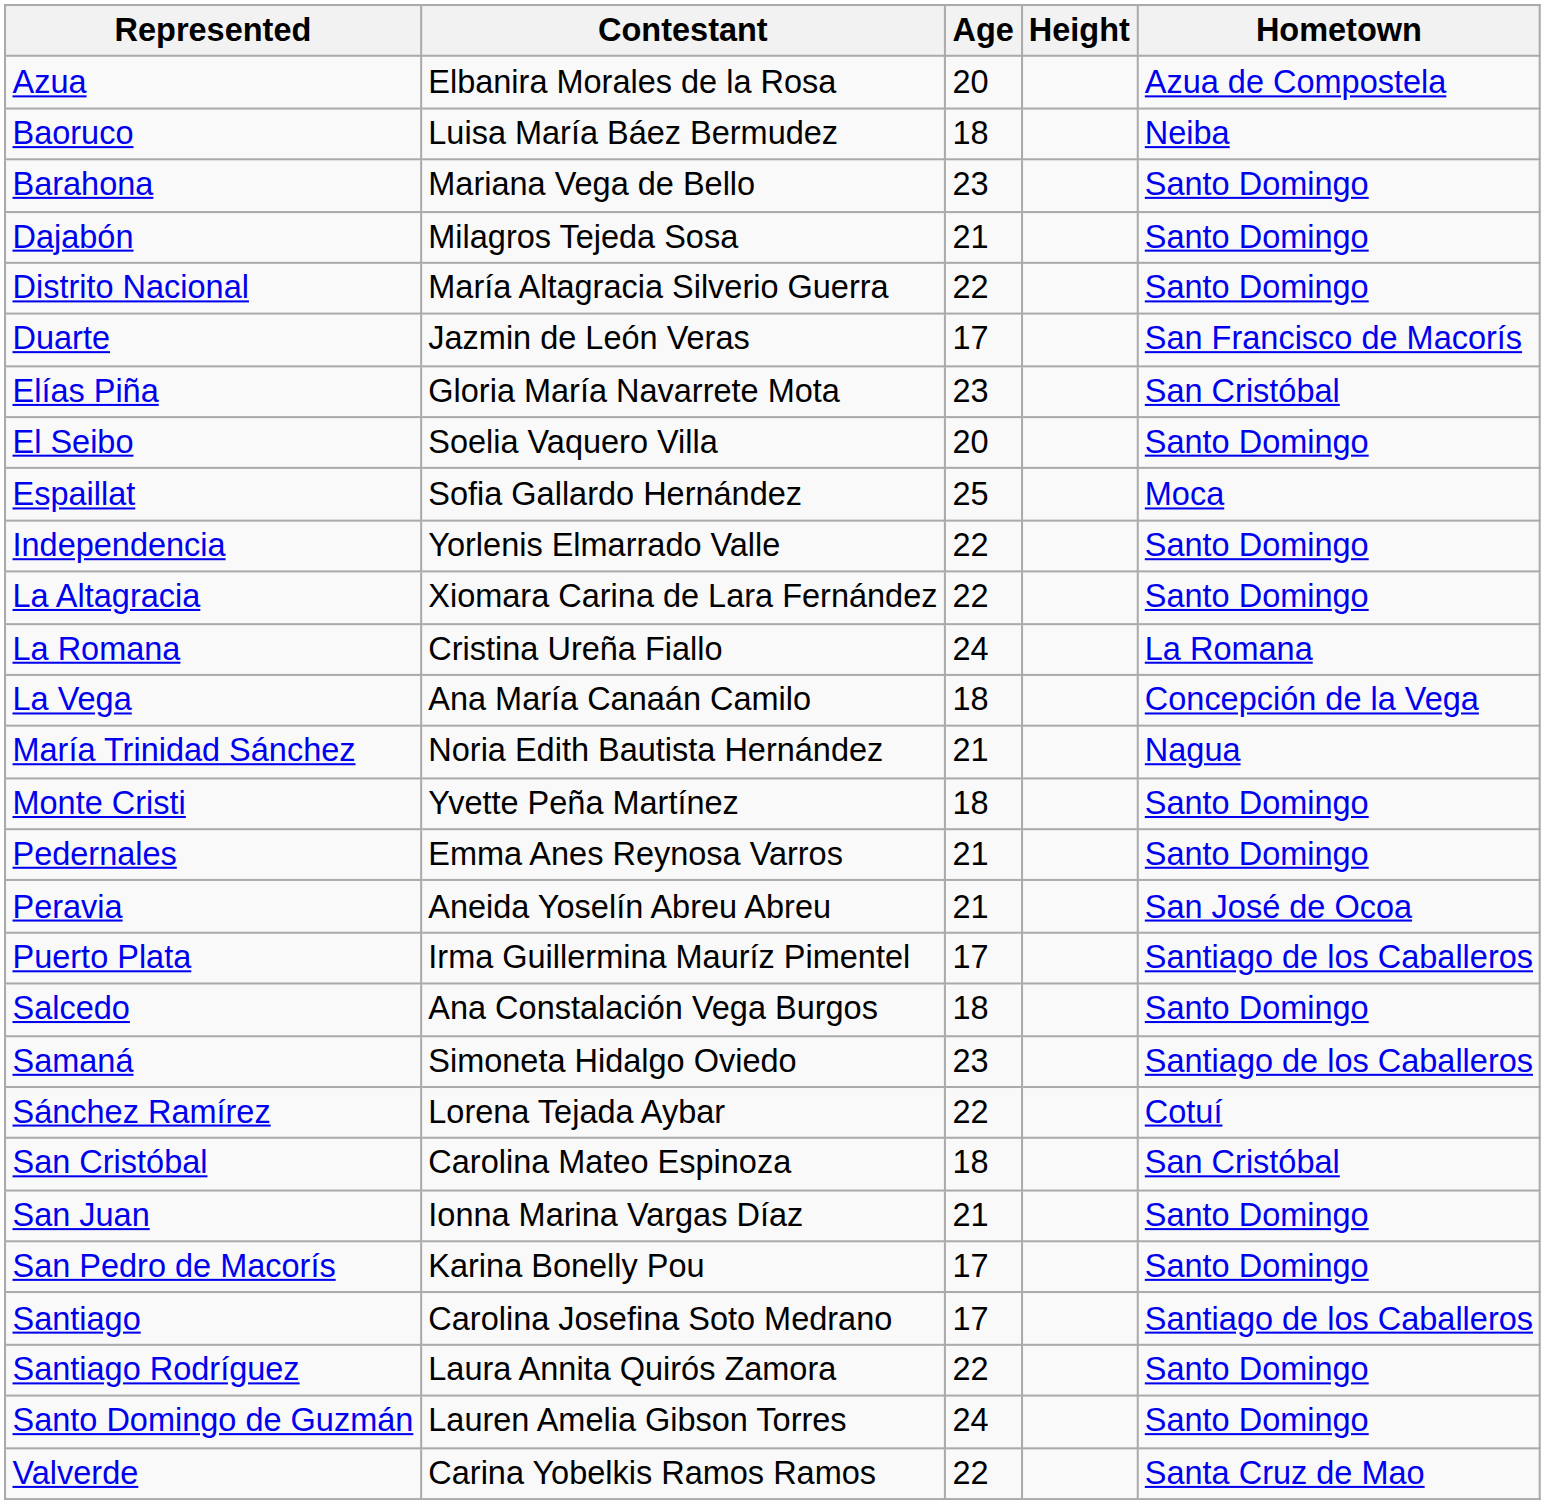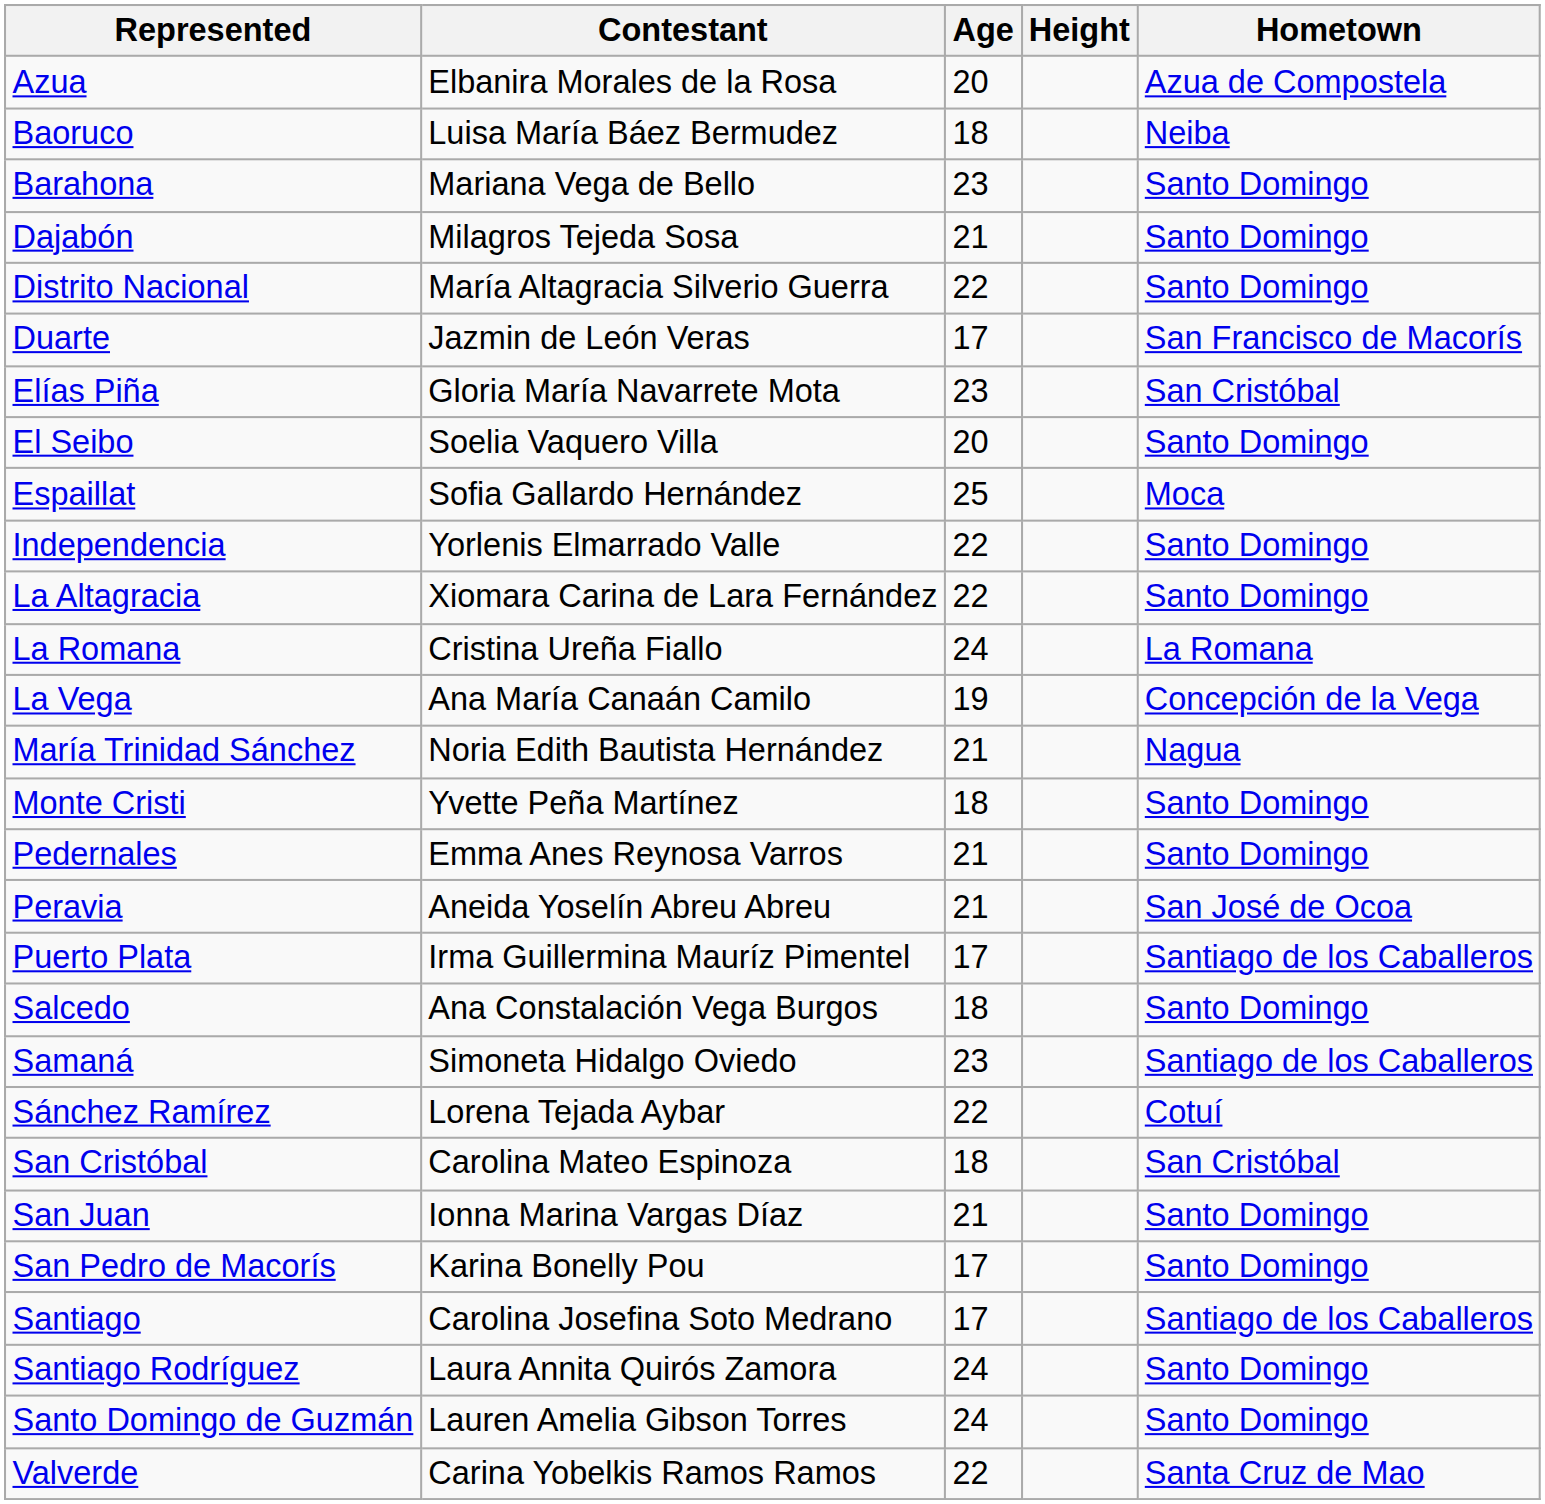(970, 699) 18 -> (970, 699) 19
(970, 1369) 22 -> (970, 1369) 24
